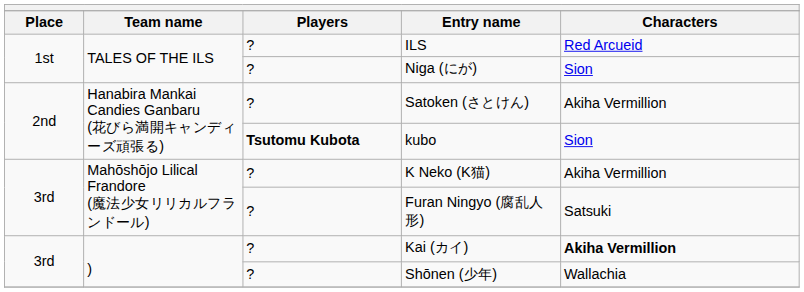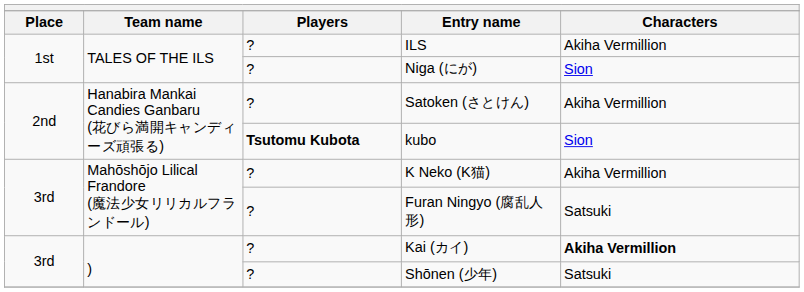(603, 45) Red Arcueid -> (615, 45) Akiha Vermillion
(595, 274) Wallachia -> (588, 274) Satsuki
